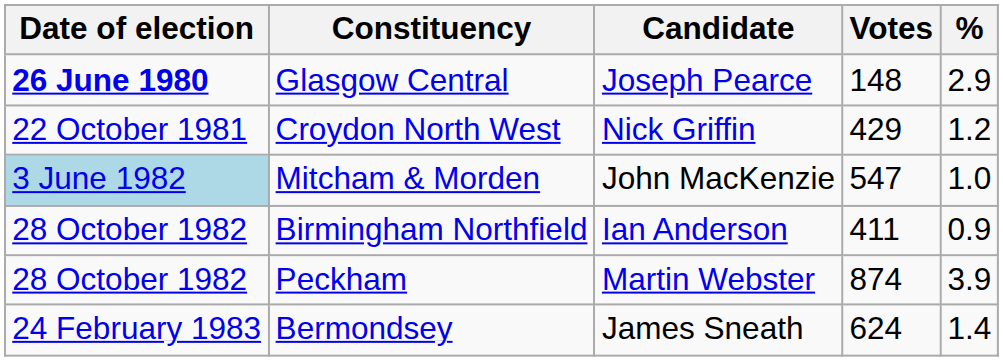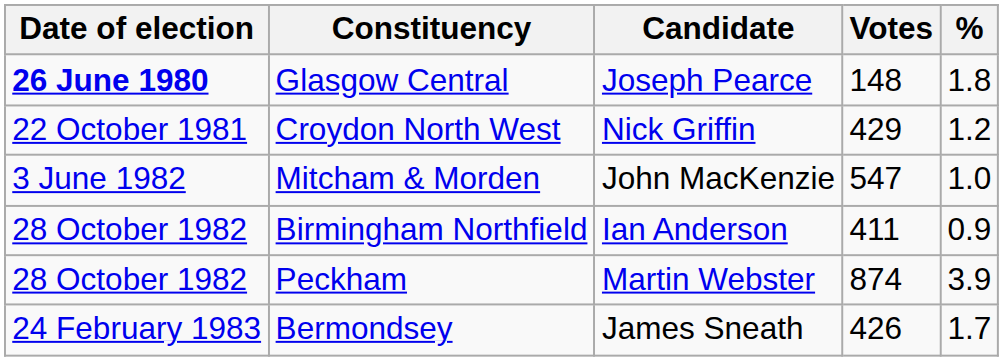(969, 79) 2.9 -> (969, 79) 1.8
(99, 179) lightblue background -> (99, 179) no background
(876, 329) 624 -> (876, 329) 426
(969, 329) 1.4 -> (969, 329) 1.7
